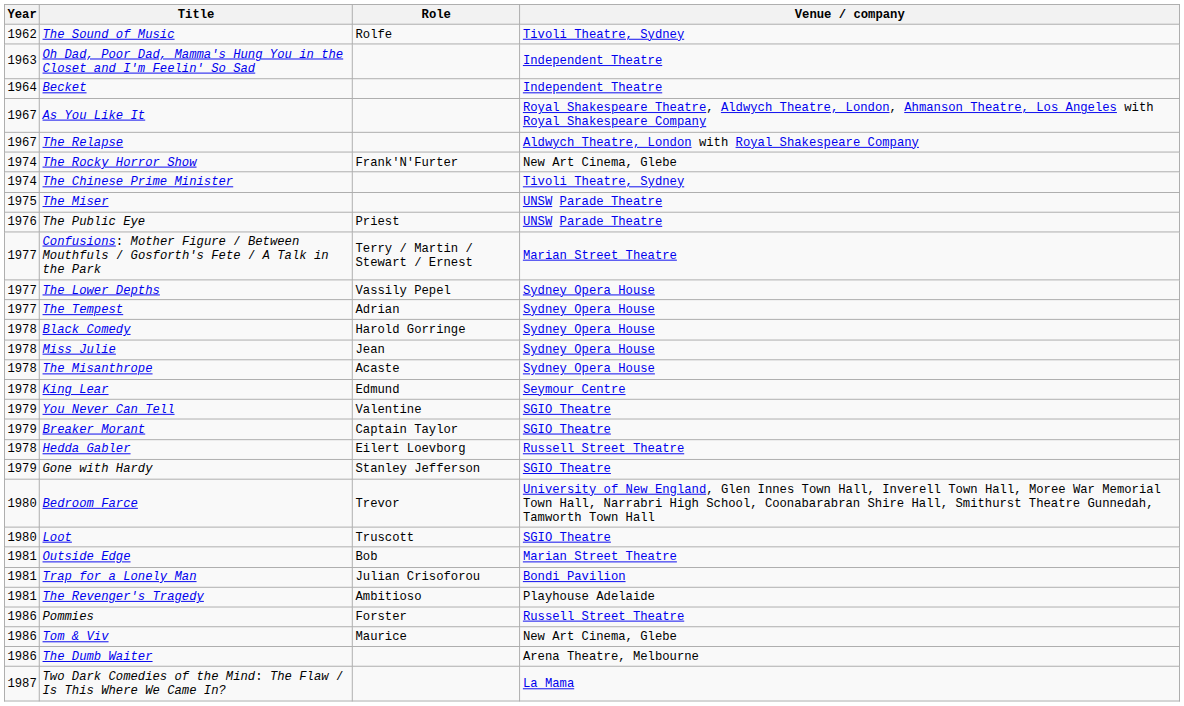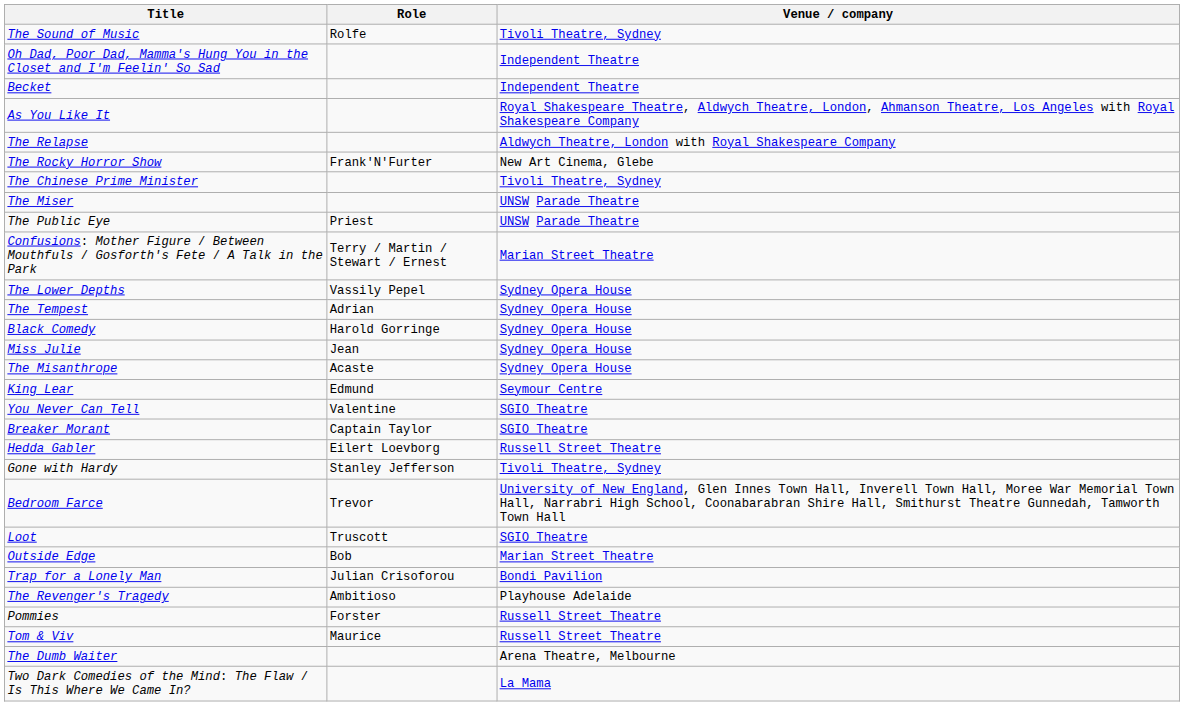- column: (22, 14)
(567, 469) SGIO Theatre -> (580, 469) Tivoli Theatre, Sydney
(600, 637) New Art Cinema, Glebe -> (580, 637) Russell Street Theatre
